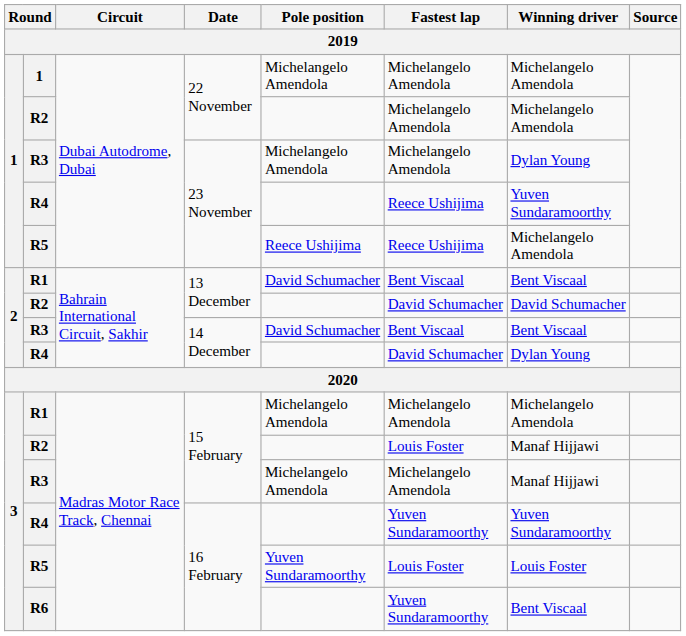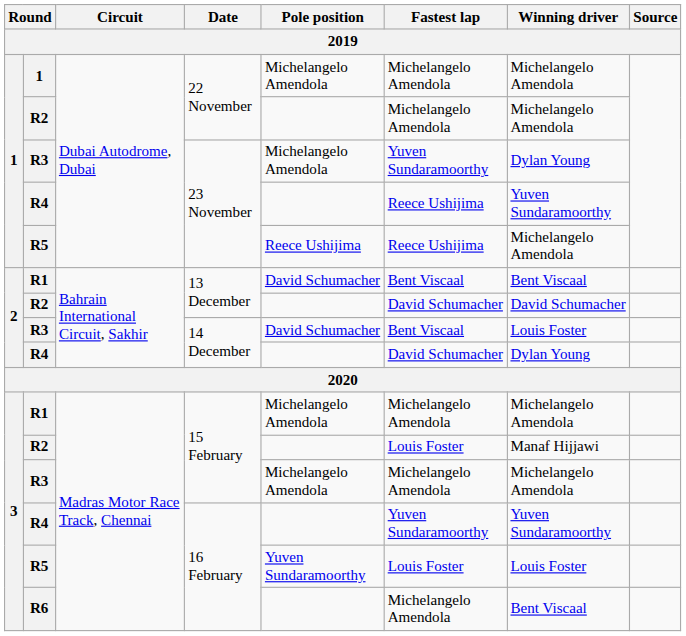(429, 160) Michelangelo Amendola -> (438, 160) Yuven Sundaramoorthy
(549, 329) Bent Viscaal -> (548, 329) Louis Foster
(555, 480) Manaf Hijjawi -> (552, 480) Michelangelo Amendola
(438, 608) Yuven Sundaramoorthy -> (429, 608) Michelangelo Amendola
